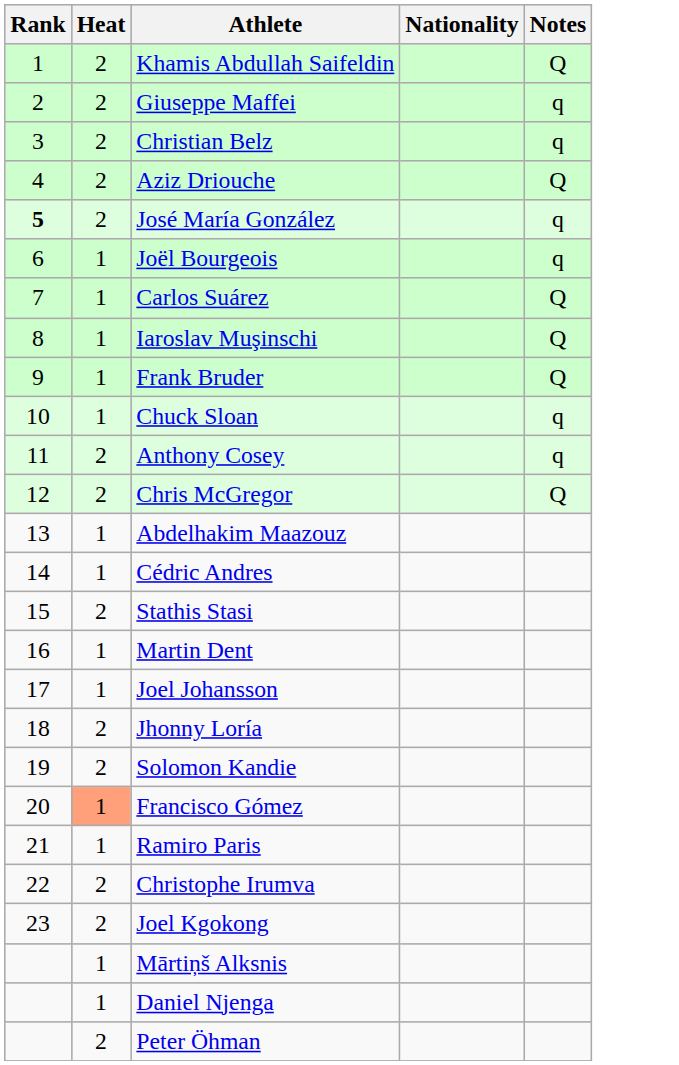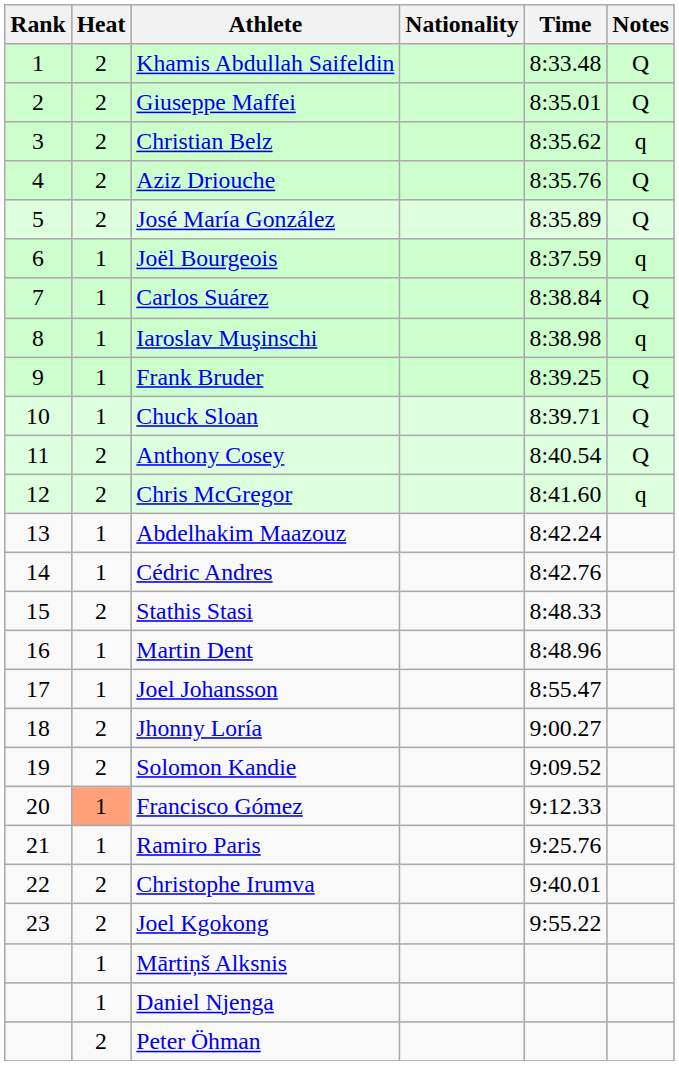+ column: (565, 24)
(558, 102) q -> (641, 102) Q
(38, 219) bold -> (38, 219) normal
(558, 219) q -> (641, 219) Q
(558, 337) Q -> (641, 337) q
(558, 415) q -> (641, 415) Q
(558, 454) q -> (641, 454) Q
(558, 493) Q -> (641, 493) q
